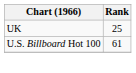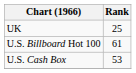+ row: (36, 60)
